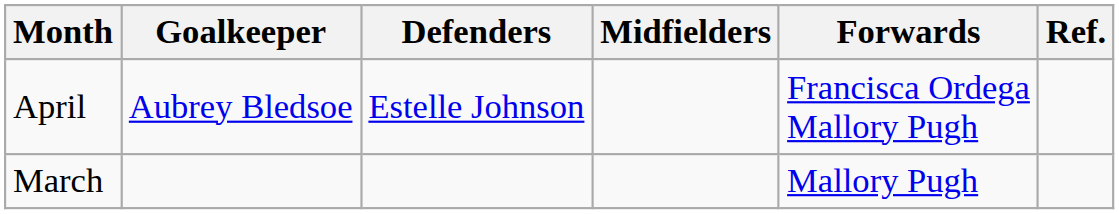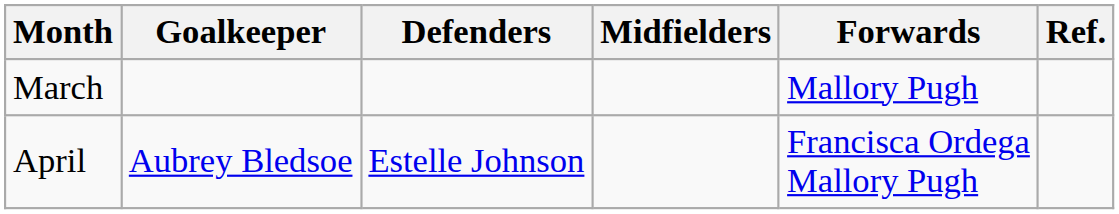rows swapped: (58, 180) <-> (50, 106)
